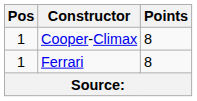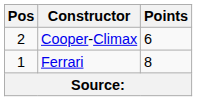(21, 39) 1 -> (21, 39) 2
(148, 39) 8 -> (148, 39) 6
